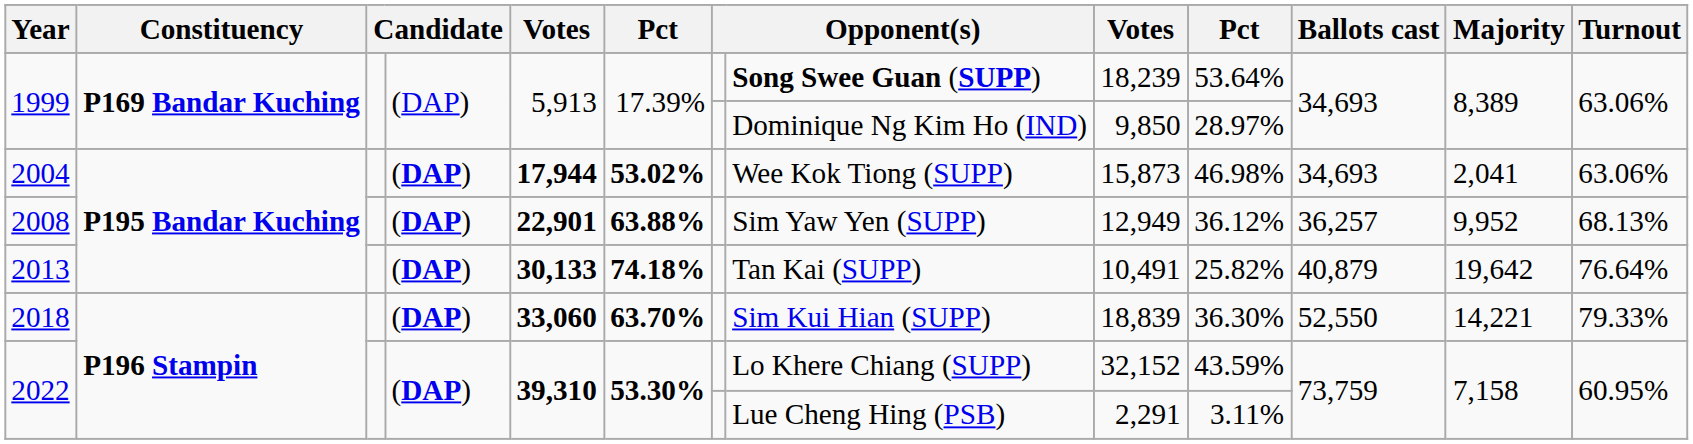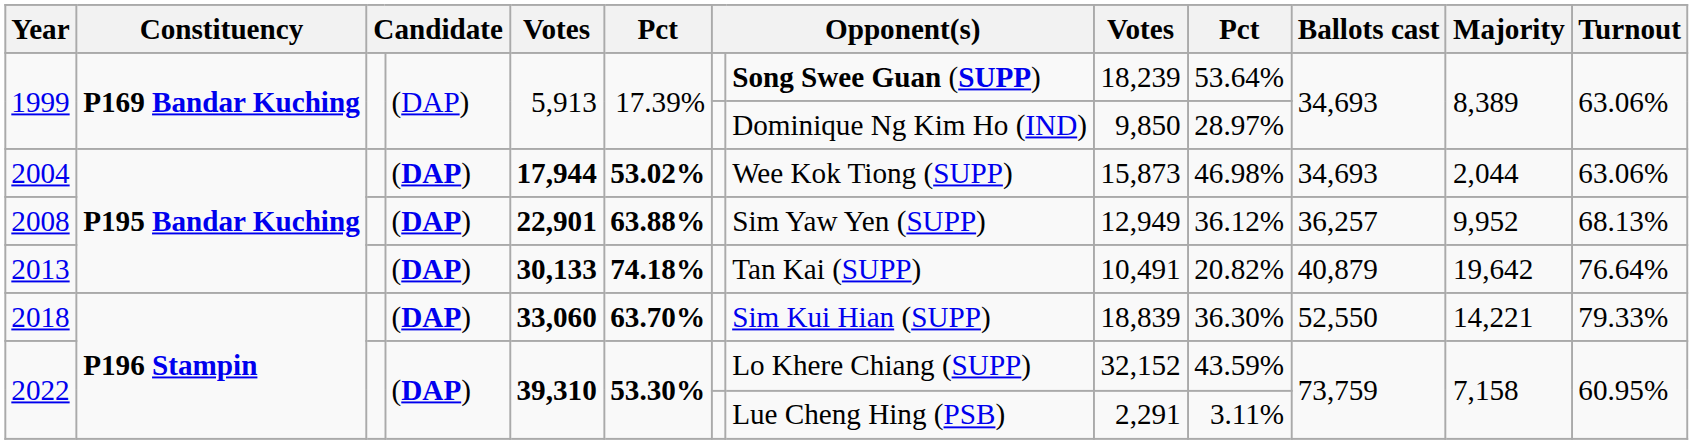(1486, 172) 2,041 -> (1486, 172) 2,044
(1239, 269) 25.82% -> (1239, 269) 20.82%
